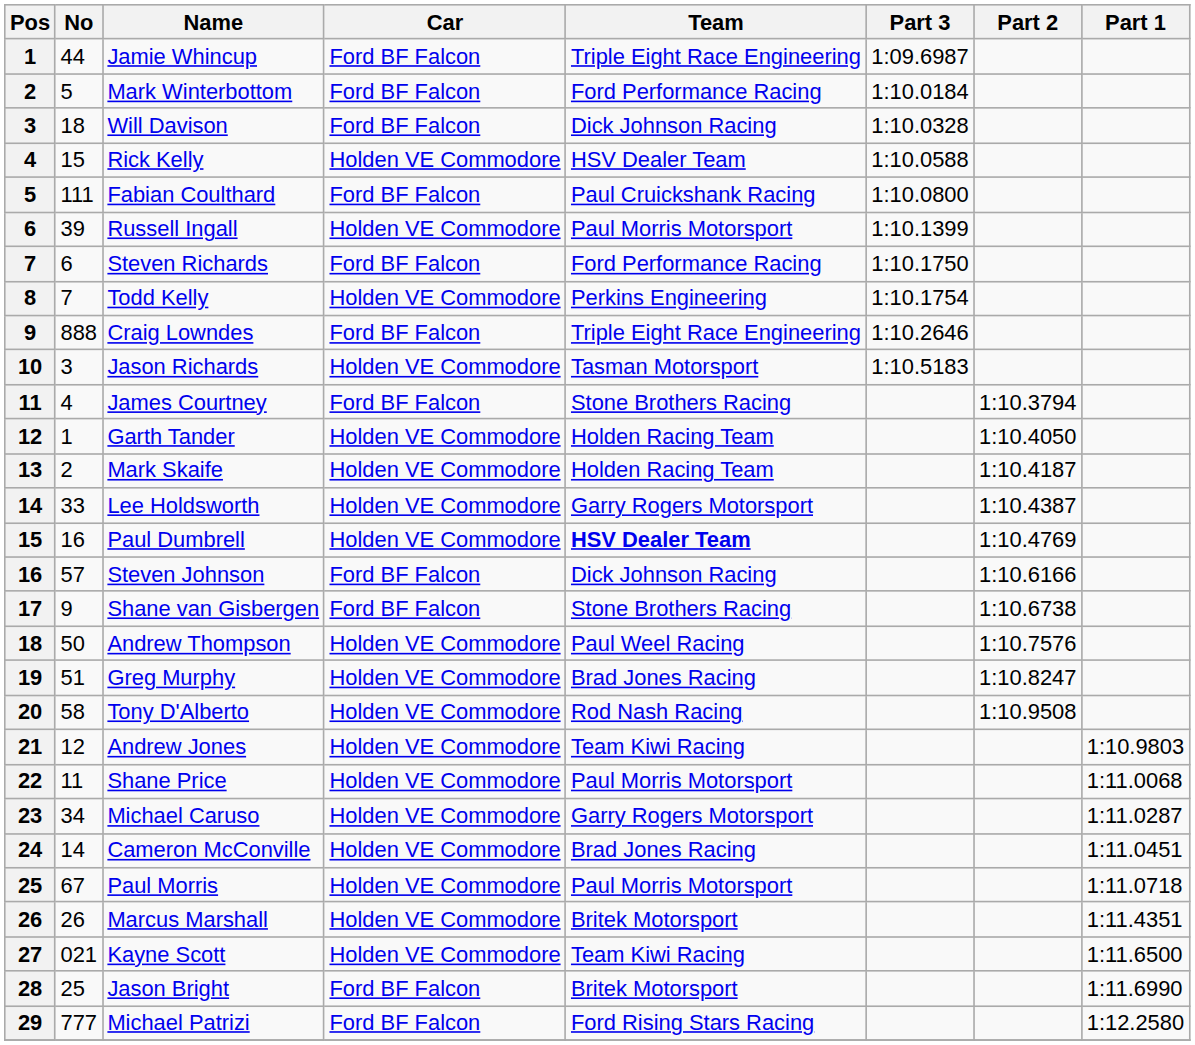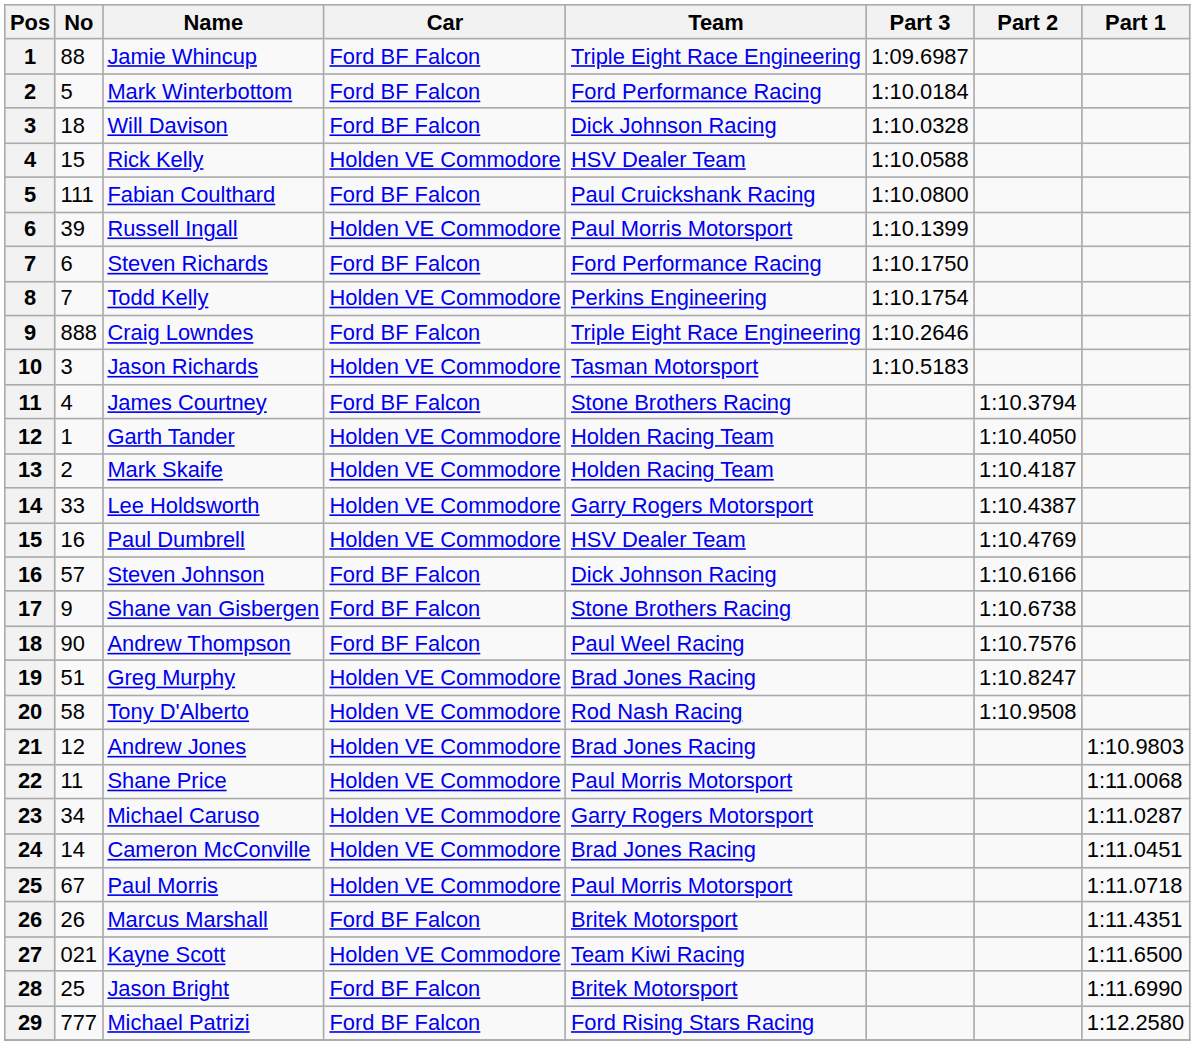(73, 56) 44 -> (73, 56) 88
(661, 539) bold -> (658, 539) normal
(73, 643) 50 -> (73, 643) 90
(445, 643) Holden VE Commodore -> (405, 643) Ford BF Falcon
(658, 746) Team Kiwi Racing -> (663, 746) Brad Jones Racing
(445, 919) Holden VE Commodore -> (405, 919) Ford BF Falcon
